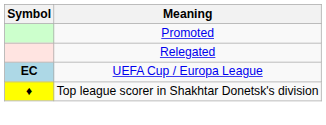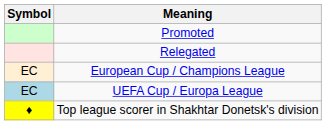+ row: (188, 71)
(29, 71) bold -> (29, 91) normal
